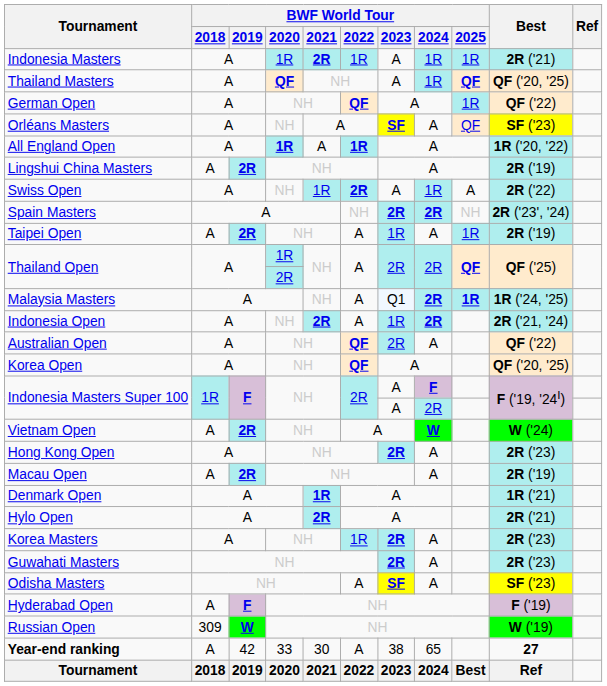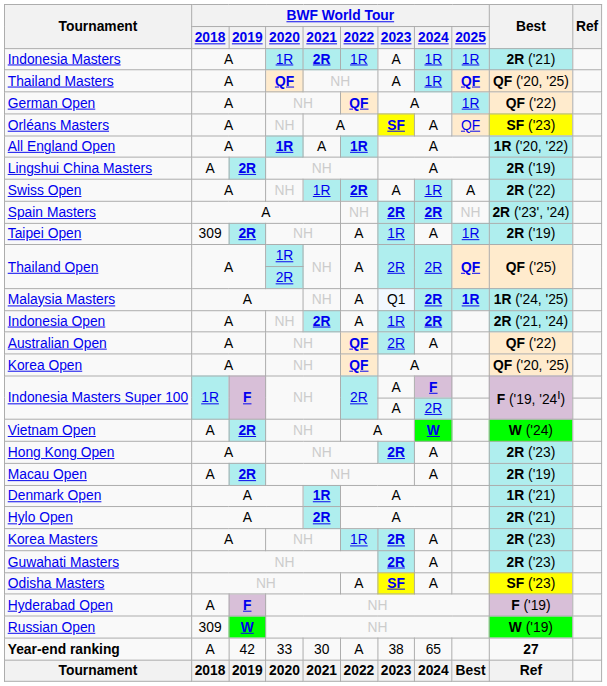(210, 234) A -> (210, 234) 309
